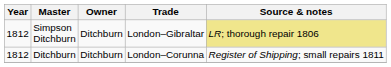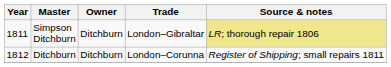(18, 33) 1812 -> (17, 33) 1811
